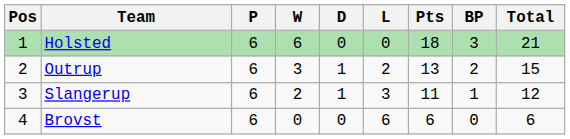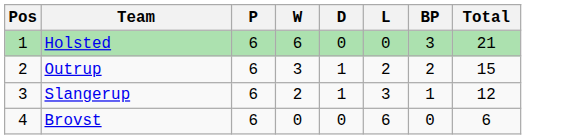- column: (430, 18)
